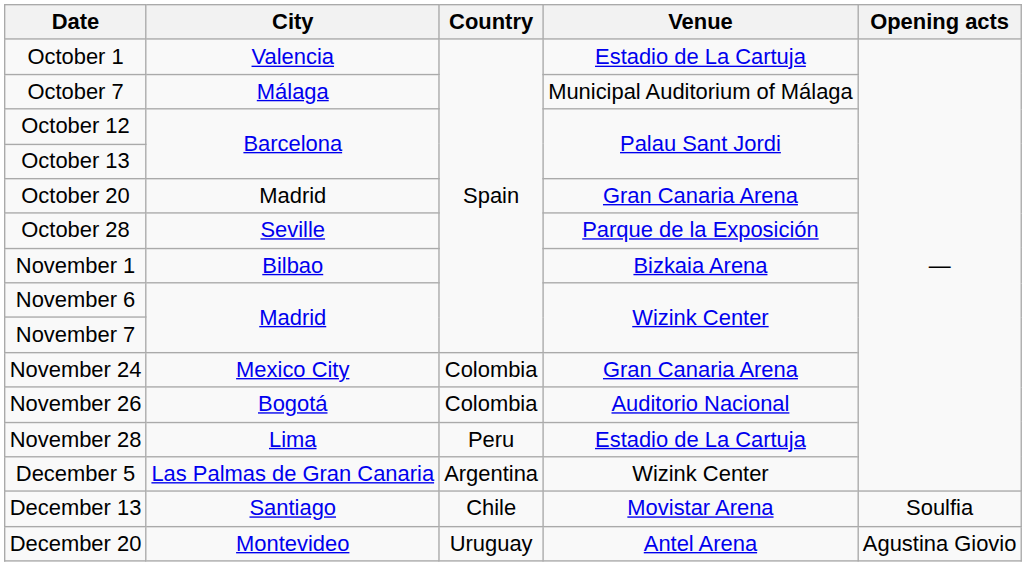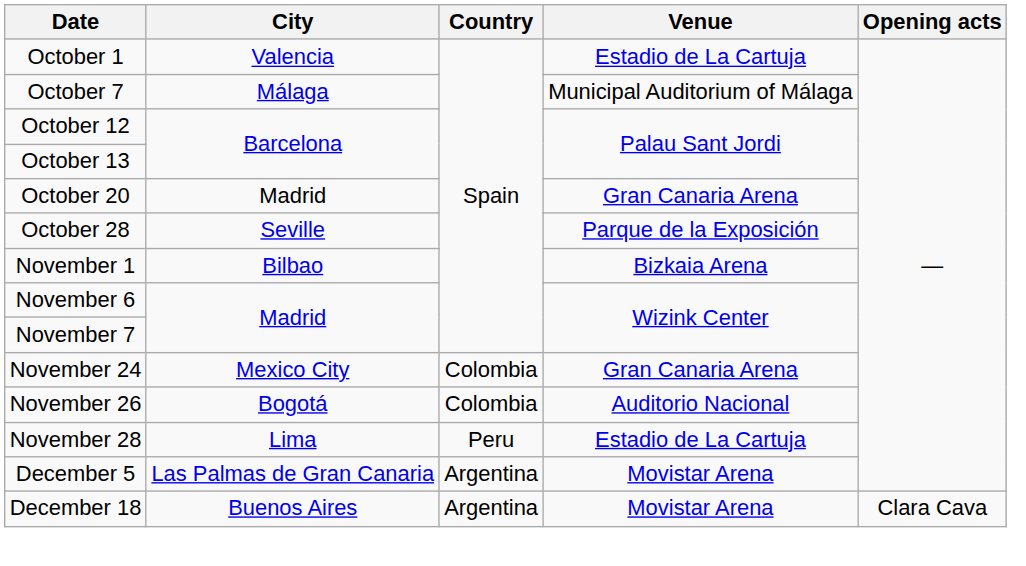(700, 473) Wizink Center -> (700, 473) Movistar Arena
- row: (76, 508)
+ row: (76, 508)
- row: (76, 543)
